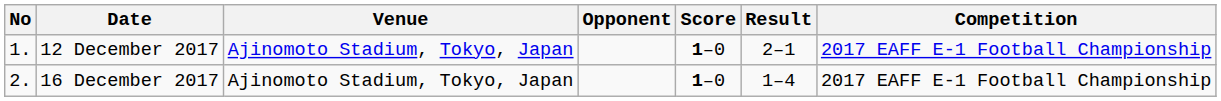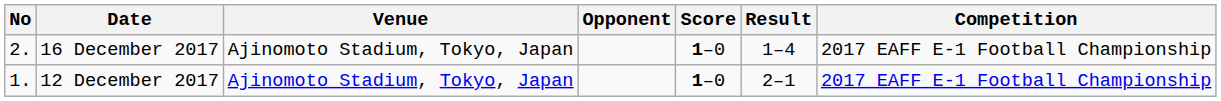rows swapped: (130, 50) <-> (130, 80)
